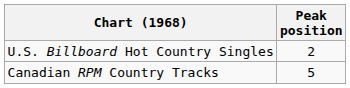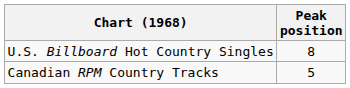(311, 51) 2 -> (311, 51) 8
